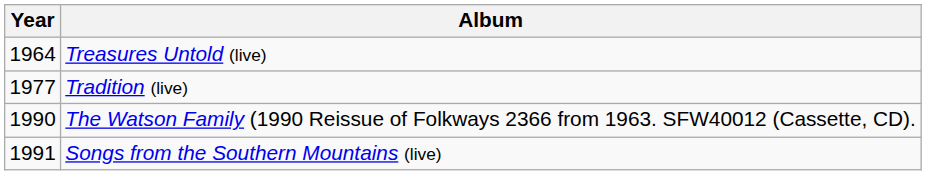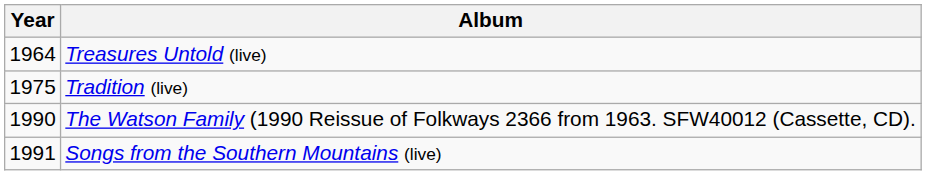(33, 86) 1977 -> (33, 86) 1975
